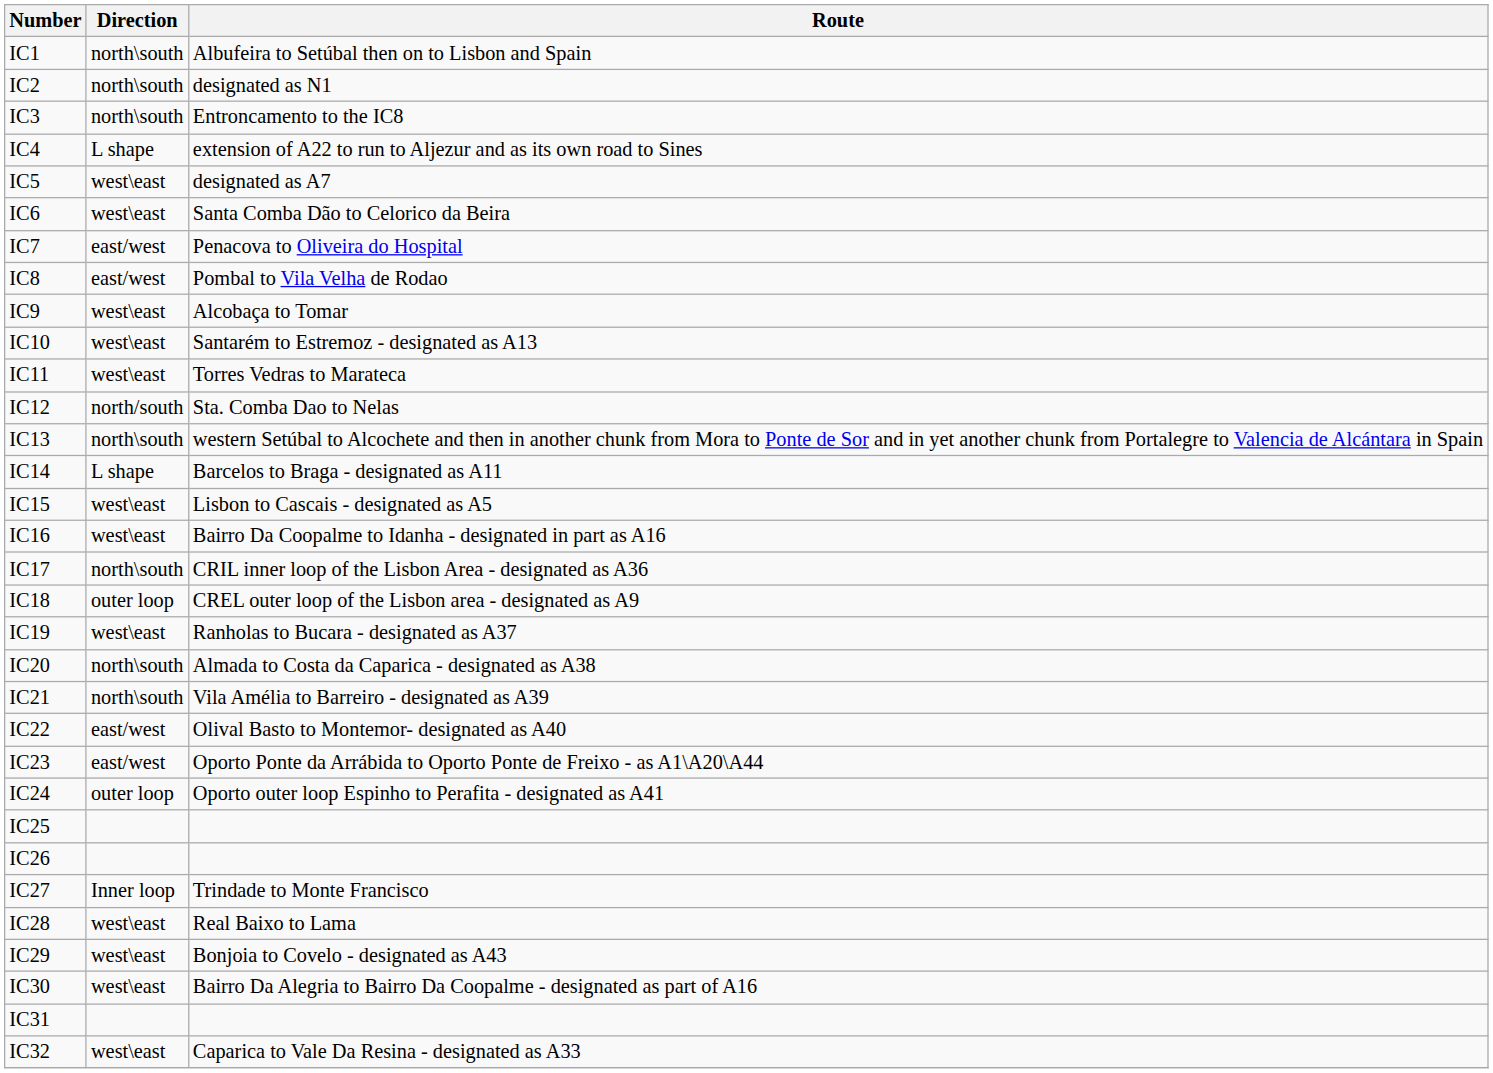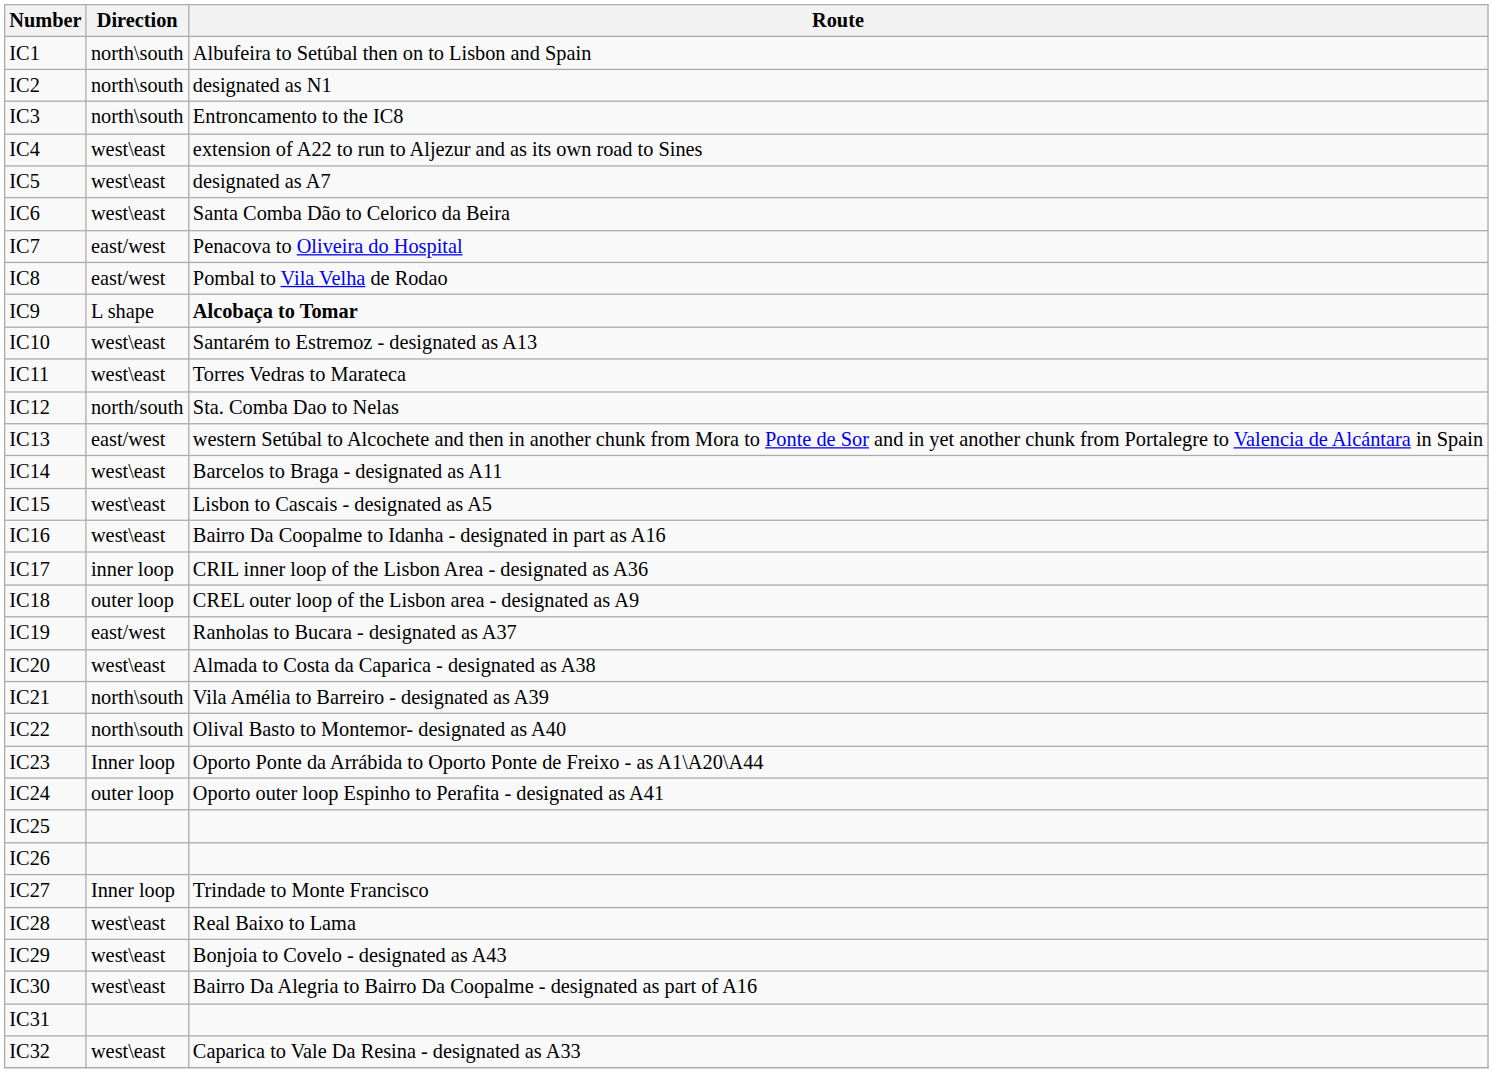(122, 149) L shape -> (128, 149) west\east
(128, 310) west\east -> (122, 310) L shape
(270, 310) normal -> (275, 310) bold
(137, 439) north\south -> (128, 439) east/west
(122, 471) L shape -> (128, 471) west\east
(137, 568) north\south -> (132, 568) inner loop
(128, 632) west\east -> (128, 632) east/west
(137, 665) north\south -> (128, 665) west\east
(128, 729) east/west -> (137, 729) north\south
(128, 761) east/west -> (133, 761) Inner loop
